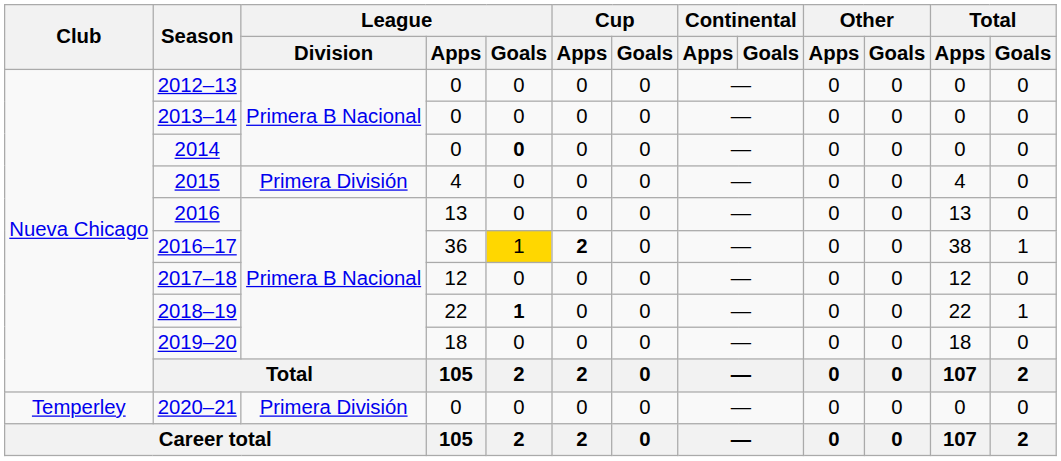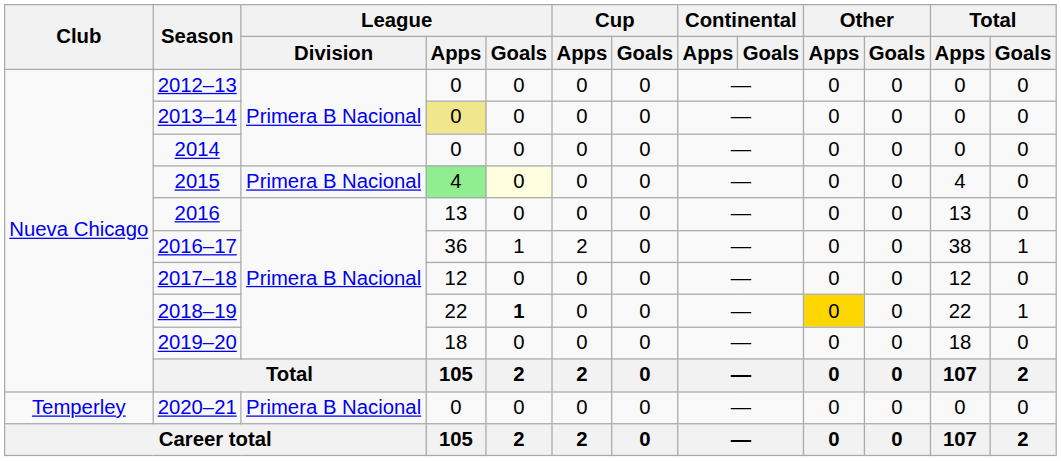(456, 117) no background -> (456, 117) khaki background
(519, 149) bold -> (519, 149) normal
(334, 181) Primera División -> (334, 181) Primera B Nacional
(456, 181) no background -> (456, 181) lightgreen background
(519, 181) no background -> (519, 181) lightyellow background
(519, 246) gold background -> (519, 246) no background
(582, 246) bold -> (582, 246) normal
(834, 310) no background -> (834, 310) gold background
(334, 407) Primera División -> (334, 407) Primera B Nacional
